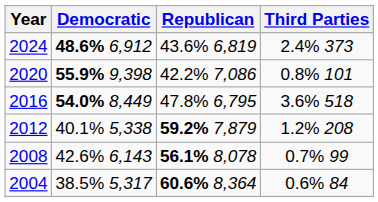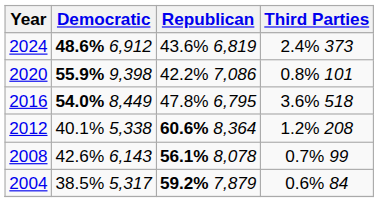(208, 128) 59.2% 7,879 -> (208, 128) 60.6% 8,364
(208, 182) 60.6% 8,364 -> (208, 182) 59.2% 7,879
